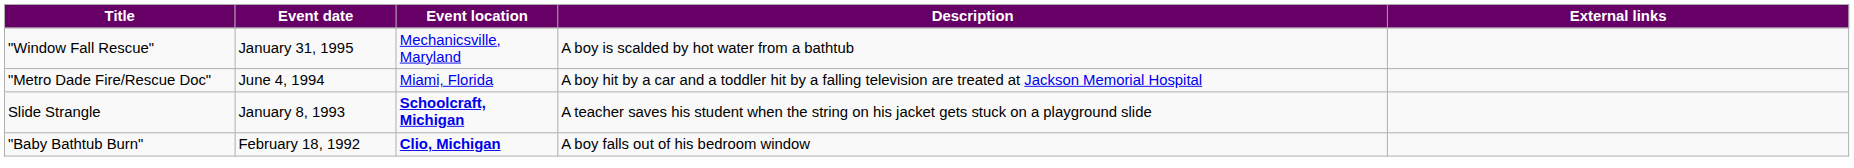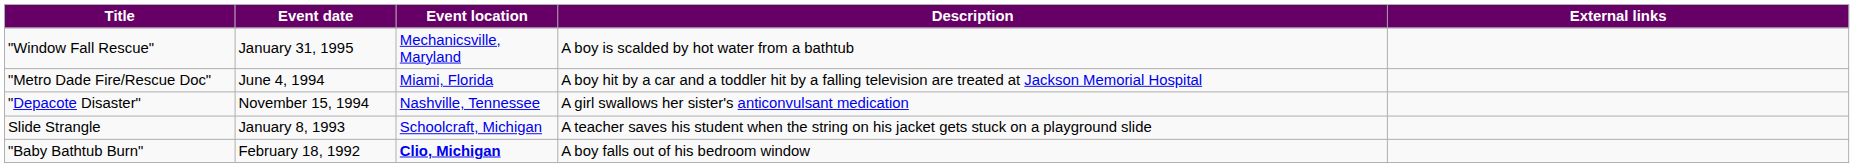+ row: (74, 103)
(443, 112) bold -> (471, 127) normal
